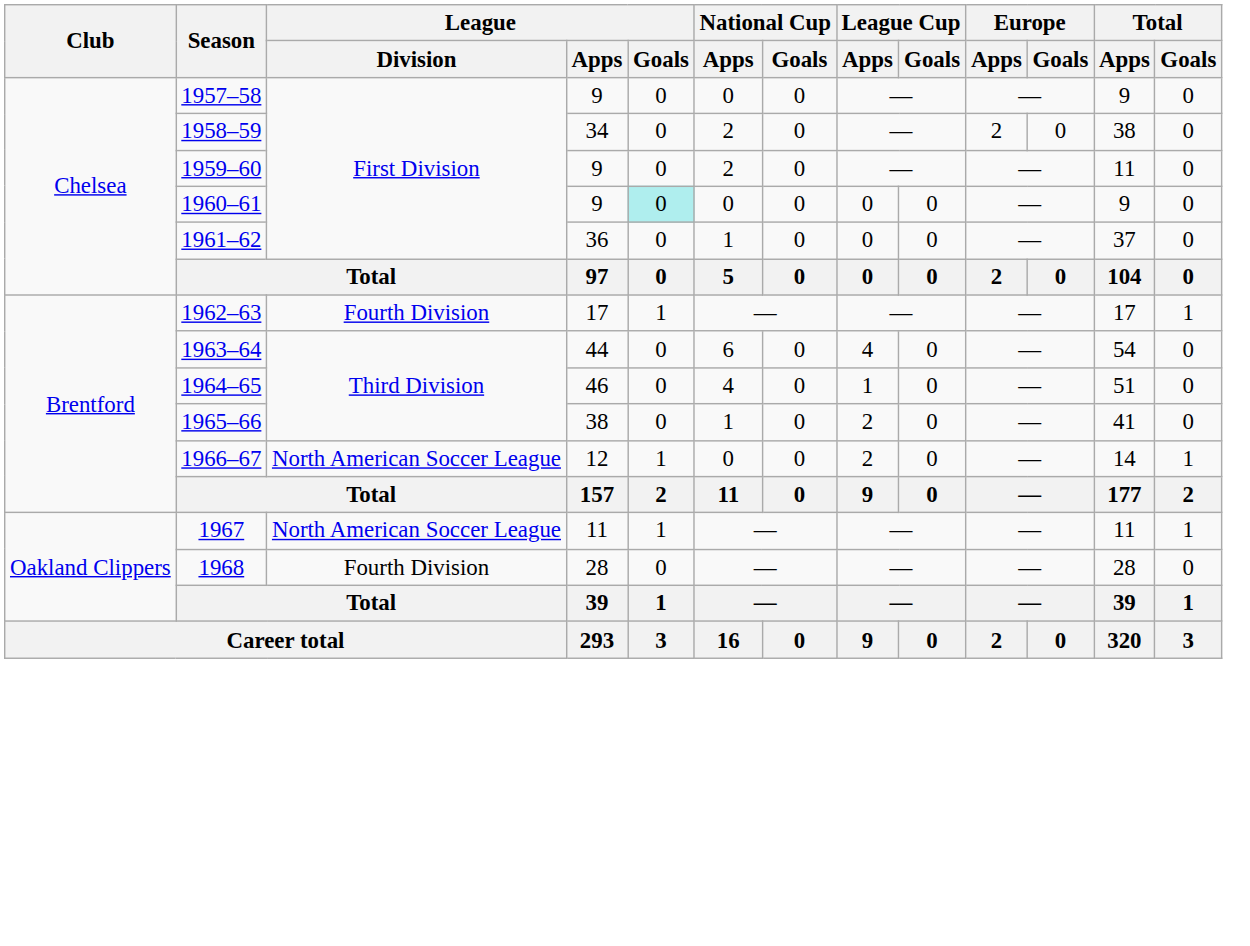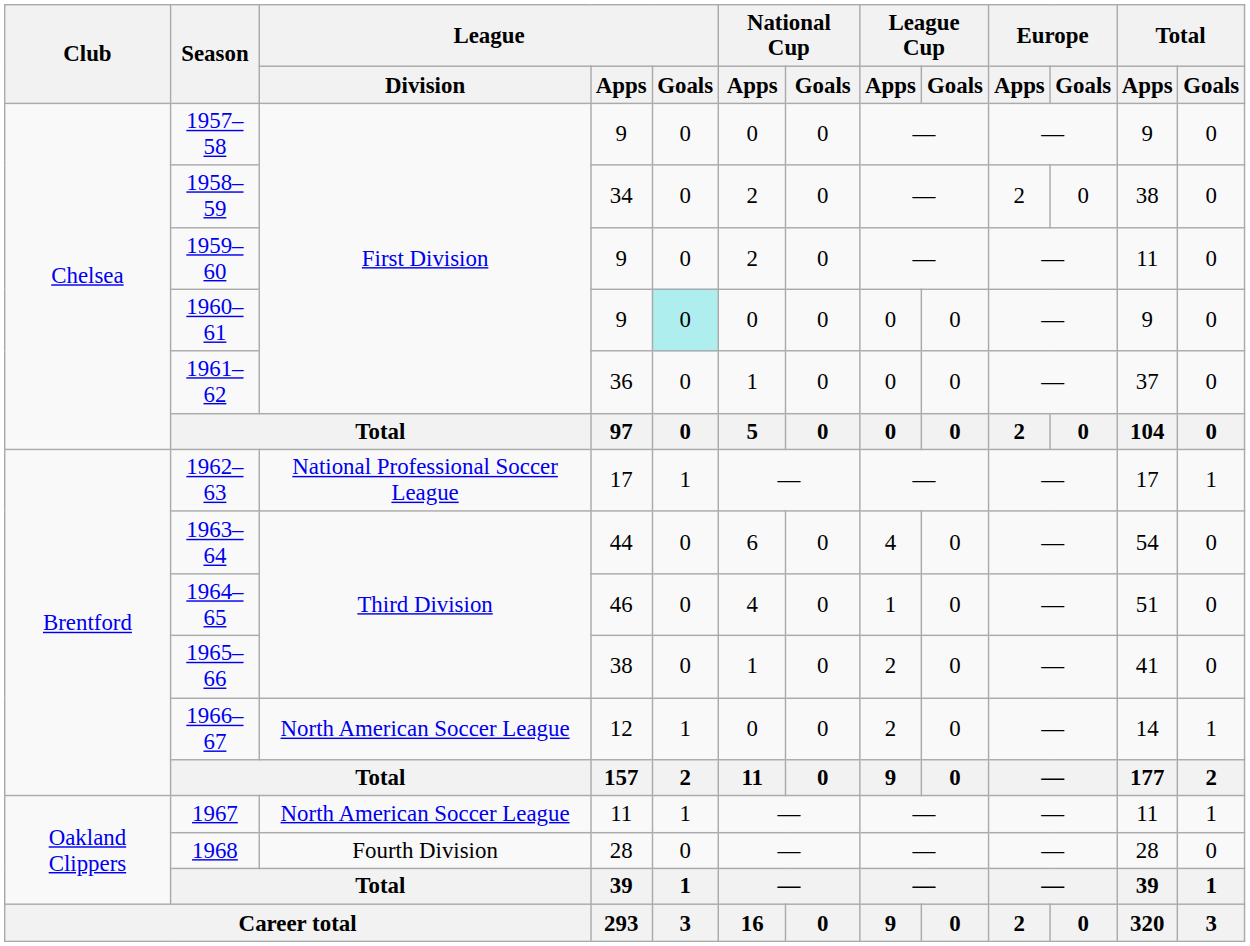(416, 312) Fourth Division -> (425, 480) National Professional Soccer League
